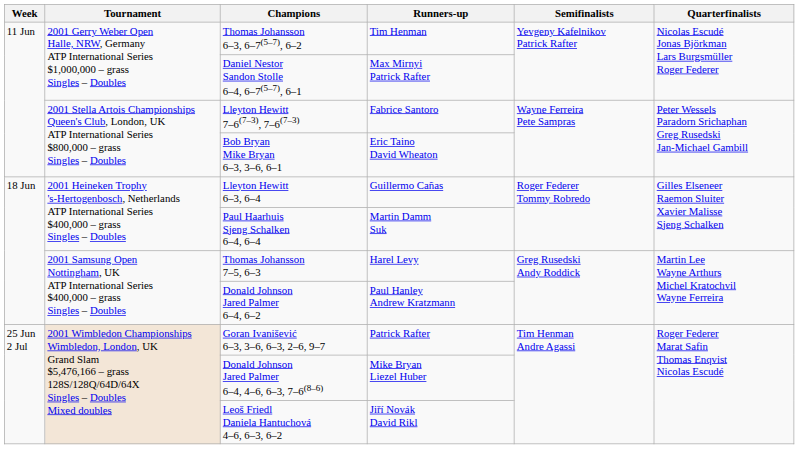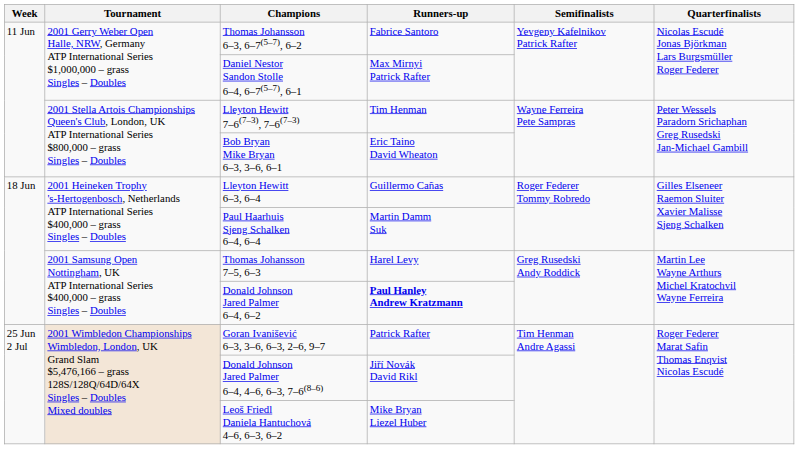(398, 31) Tim Henman -> (404, 31) Fabrice Santoro
(404, 109) Fabrice Santoro -> (398, 109) Tim Henman
(412, 296) normal -> (416, 296) bold
(398, 370) Mike Bryan Liezel Huber -> (394, 370) Jiří Novák David Rikl
(394, 416) Jiří Novák David Rikl -> (398, 416) Mike Bryan Liezel Huber
